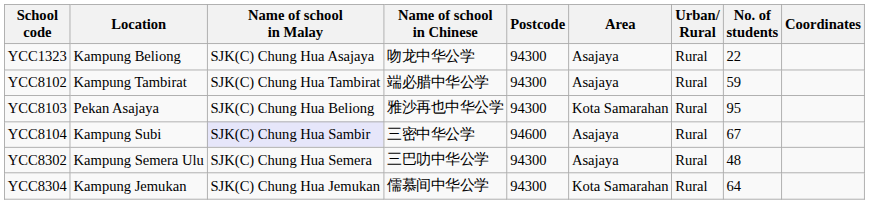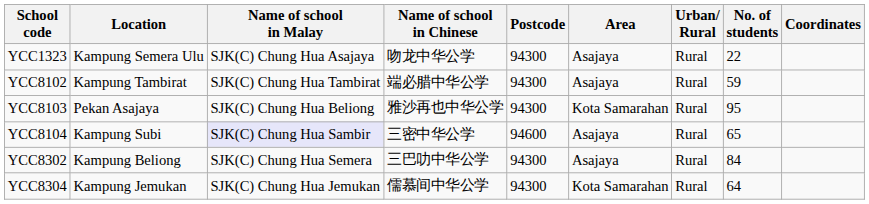(127, 56) Kampung Beliong -> (139, 56) Kampung Semera Ulu
(734, 134) 67 -> (734, 134) 65
(139, 160) Kampung Semera Ulu -> (127, 160) Kampung Beliong
(734, 160) 48 -> (734, 160) 84
